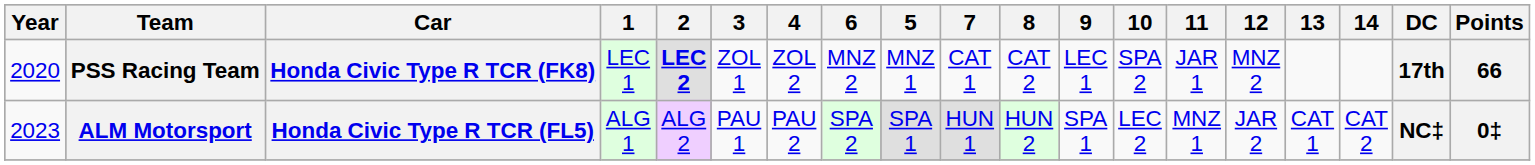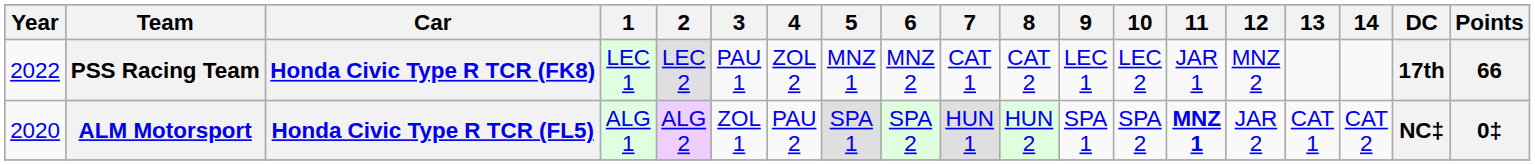columns swapped: (911, 22) <-> (851, 22)
(35, 70) 2020 -> (35, 70) 2022
(684, 70) bold -> (684, 70) normal
(739, 70) ZOL 1 -> (739, 70) PAU 1
(1140, 70) SPA 2 -> (1140, 70) LEC 2
(35, 130) 2023 -> (35, 130) 2020
(739, 130) PAU 1 -> (739, 130) ZOL 1
(1140, 130) LEC 2 -> (1140, 130) SPA 2
(1197, 130) normal -> (1197, 130) bold
